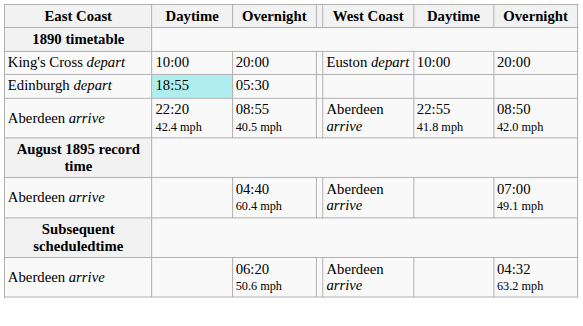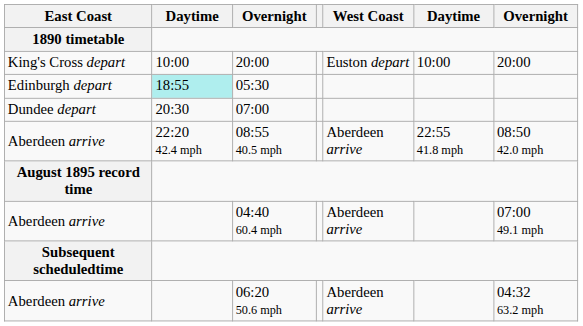+ row: (252, 109)
